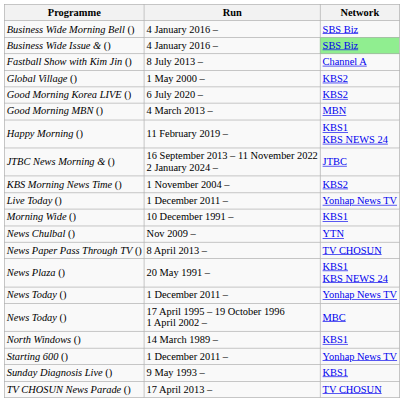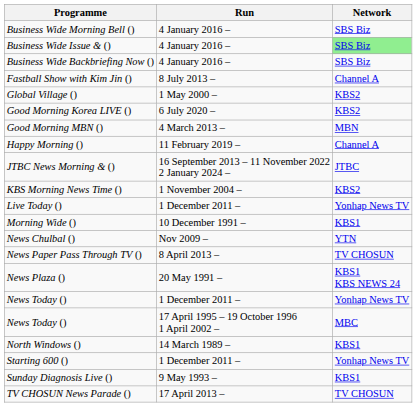+ row: (80, 62)
(355, 134) KBS1 KBS NEWS 24 -> (357, 144) Channel A
